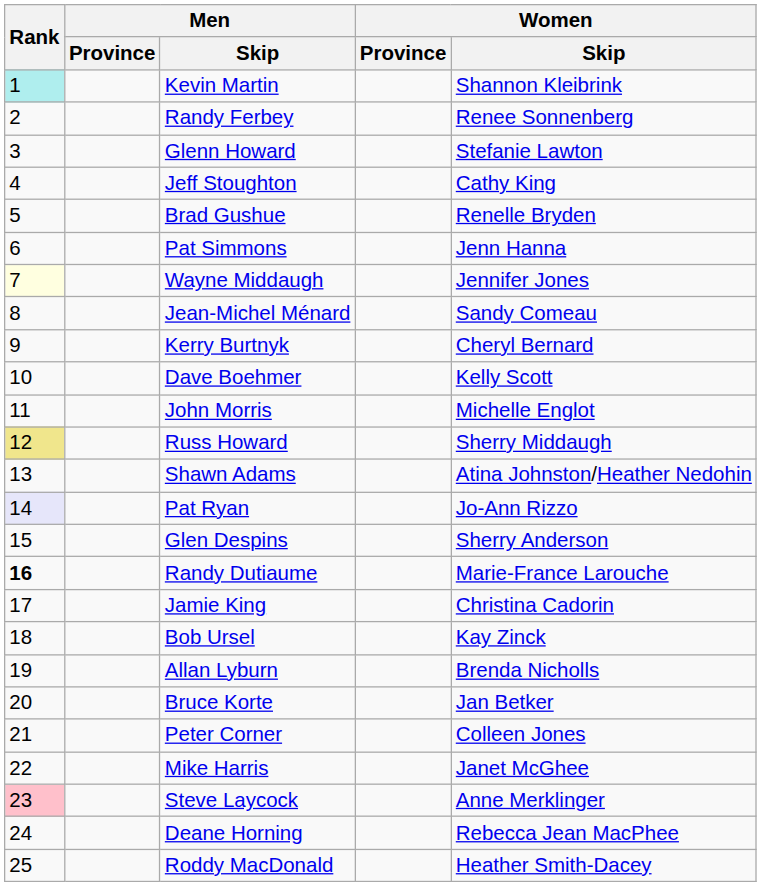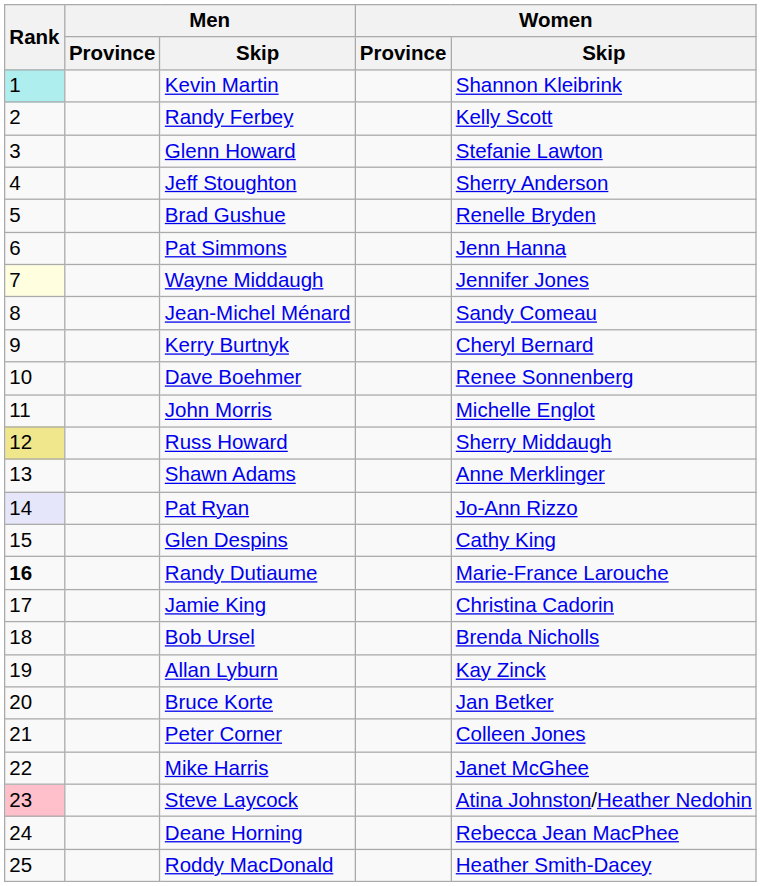(545, 118) Renee Sonnenberg -> (504, 118) Kelly Scott
(506, 183) Cathy King -> (532, 183) Sherry Anderson
(504, 378) Kelly Scott -> (545, 378) Renee Sonnenberg
(604, 475) Atina Johnston/Heather Nedohin -> (530, 475) Anne Merklinger
(532, 540) Sherry Anderson -> (506, 540) Cathy King
(501, 637) Kay Zinck -> (527, 637) Brenda Nicholls
(527, 670) Brenda Nicholls -> (501, 670) Kay Zinck
(530, 800) Anne Merklinger -> (604, 800) Atina Johnston/Heather Nedohin
